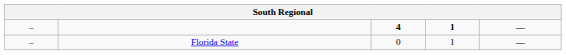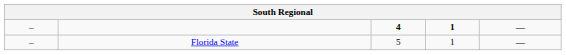(398, 42) 0 -> (398, 42) 5
